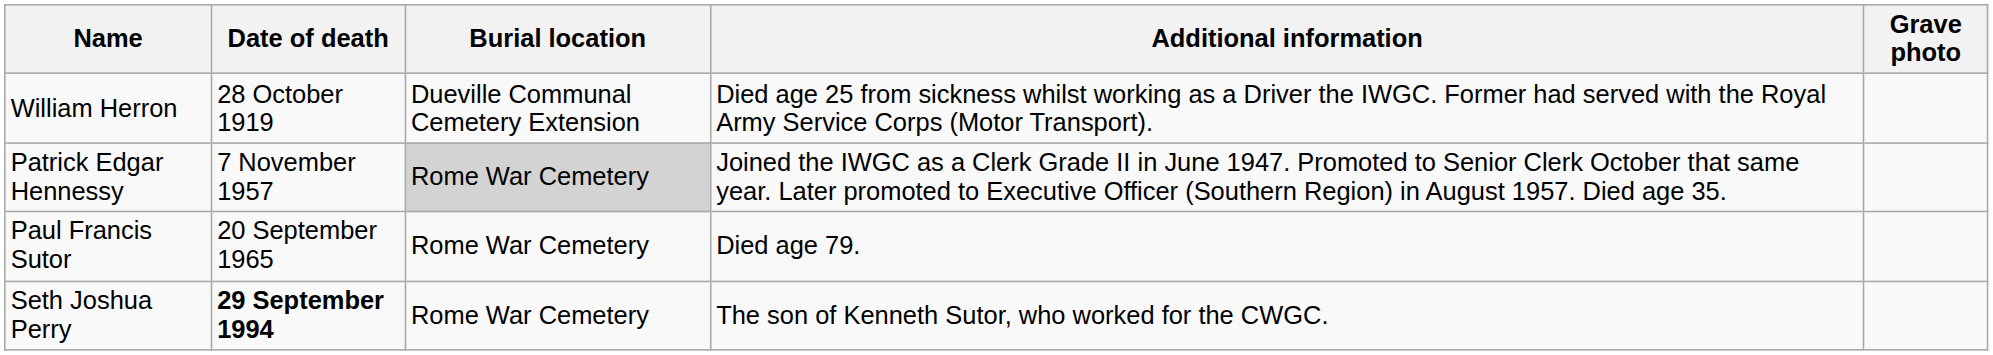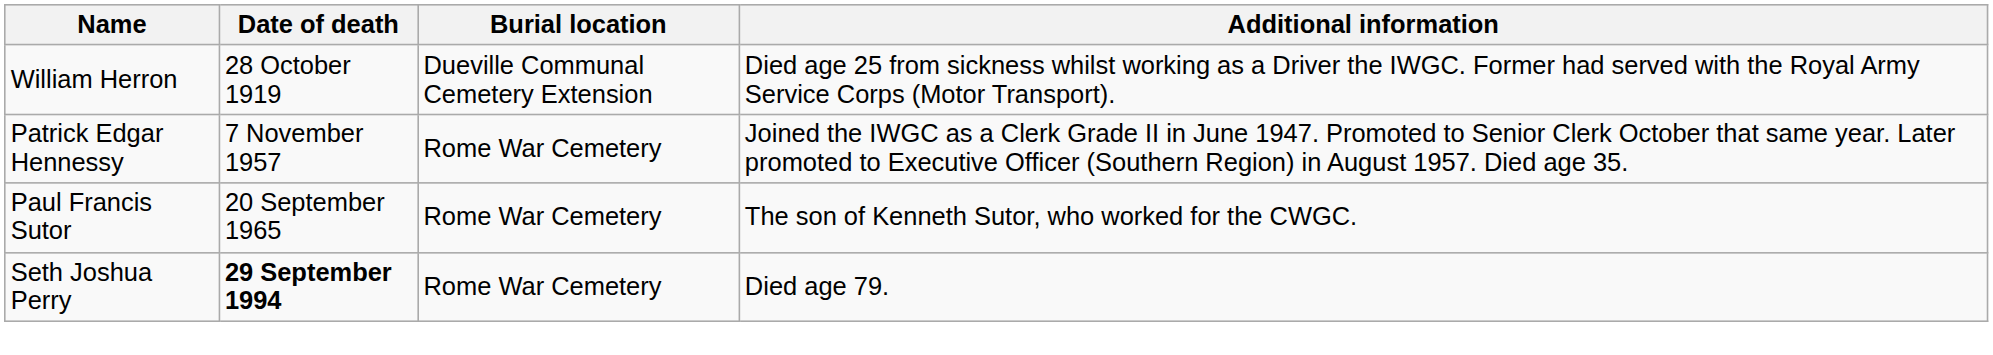- column: (1926, 38)
(530, 176) lightgrey background -> (542, 148) no background
(788, 245) Died age 79. -> (1051, 217) The son of Kenneth Sutor, who worked for the CWGC.
(1022, 314) The son of Kenneth Sutor, who worked for the CWGC. -> (817, 286) Died age 79.
